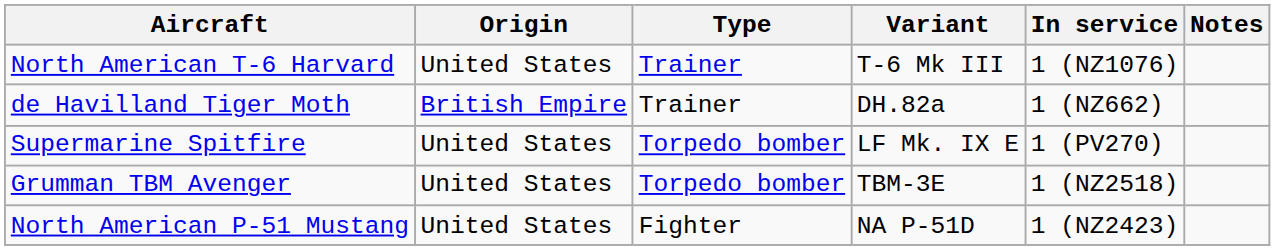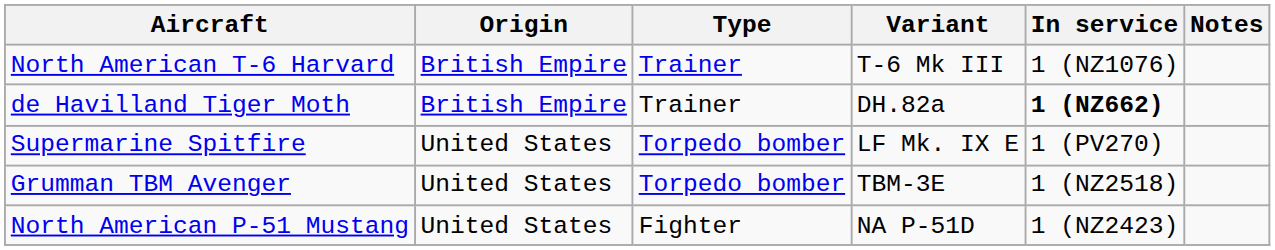(516, 65) United States -> (524, 65) British Empire
(1097, 105) normal -> (1097, 105) bold
